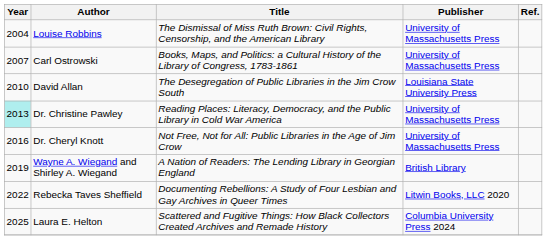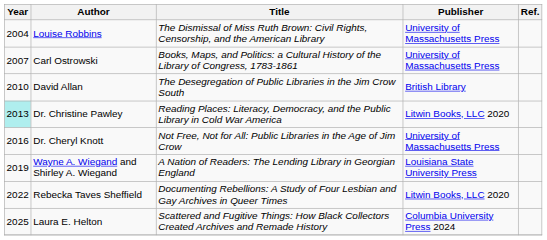(441, 87) Louisiana State University Press -> (435, 87) British Library
(452, 114) University of Massachusetts Press -> (457, 114) Litwin Books, LLC 2020
(435, 168) British Library -> (441, 168) Louisiana State University Press
